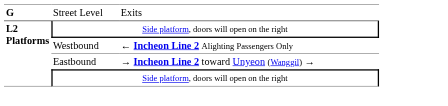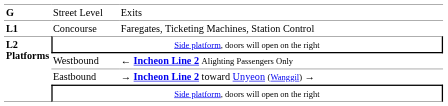+ row: (75, 28)
